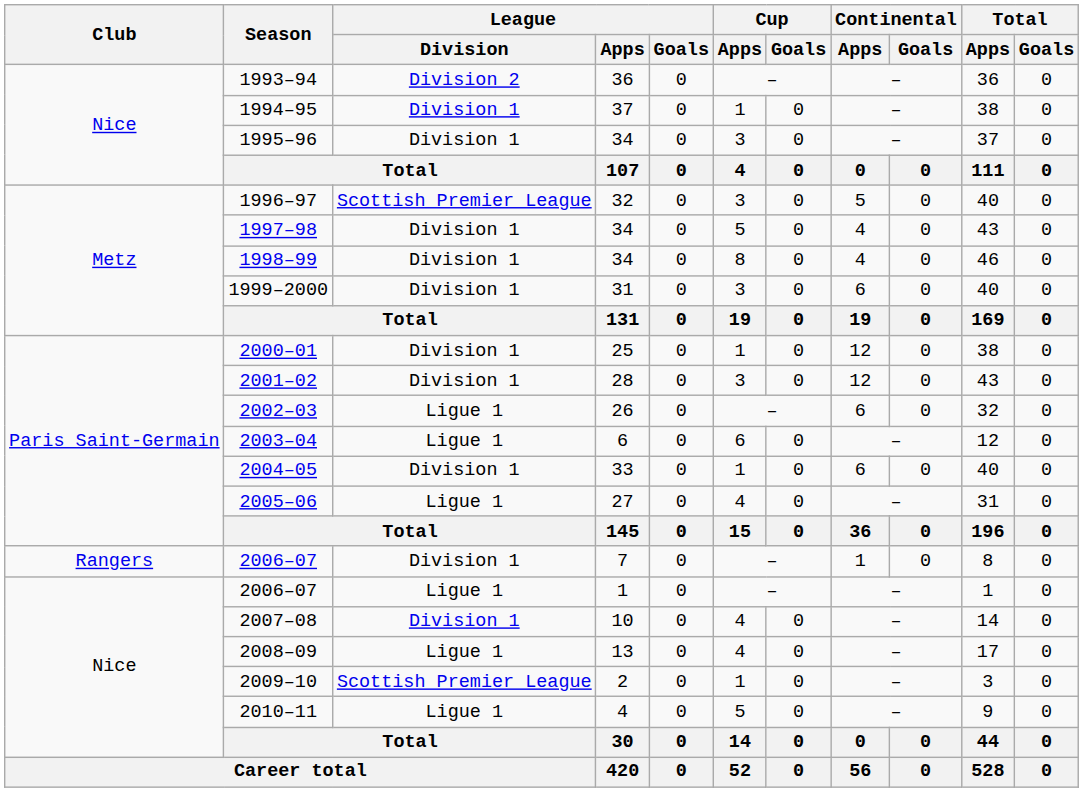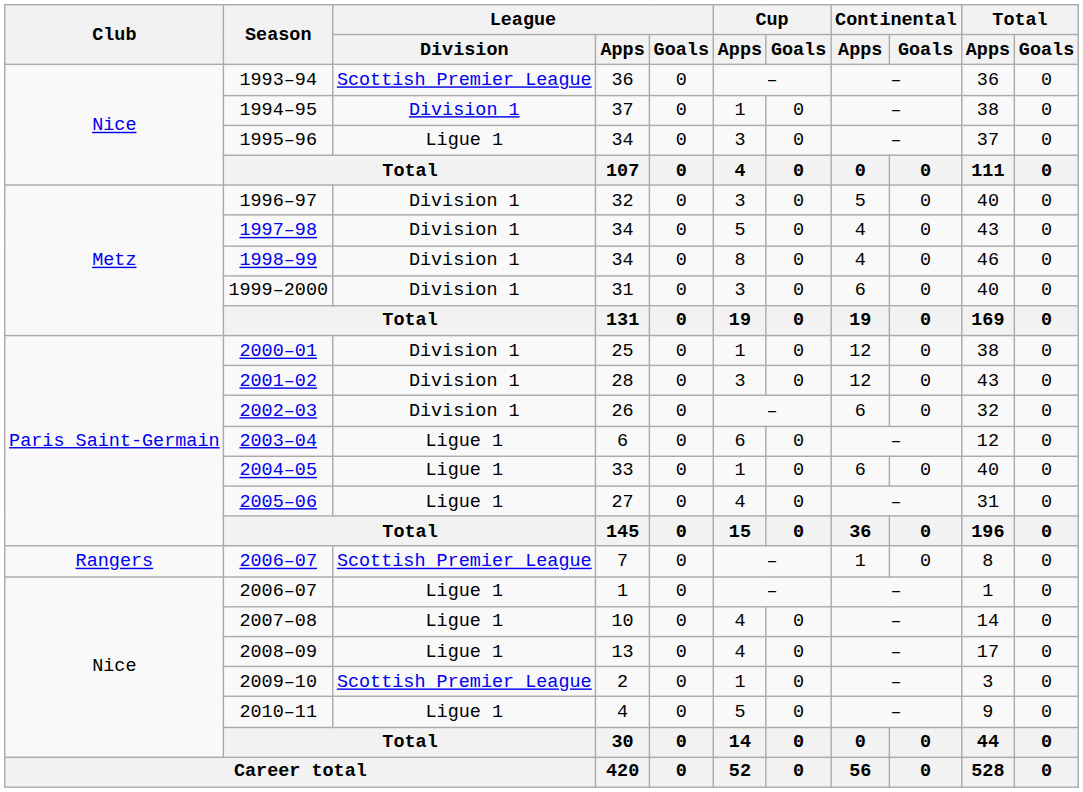(464, 80) Division 2 -> (464, 80) Scottish Premier League
(464, 140) Division 1 -> (464, 140) Ligue 1
(464, 200) Scottish Premier League -> (464, 200) Division 1
(464, 411) Ligue 1 -> (464, 411) Division 1
(464, 471) Division 1 -> (464, 471) Ligue 1
(464, 561) Division 1 -> (464, 561) Scottish Premier League
(464, 621) Division 1 -> (464, 621) Ligue 1
